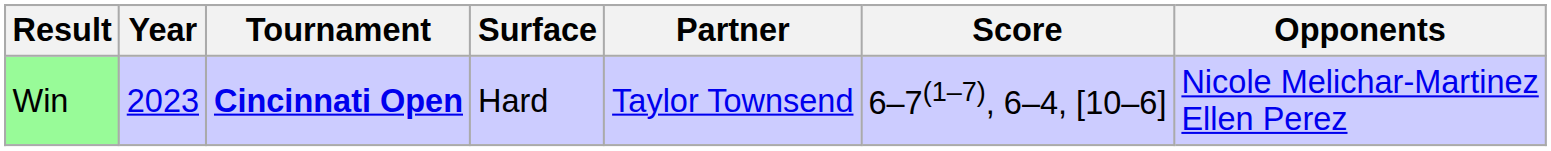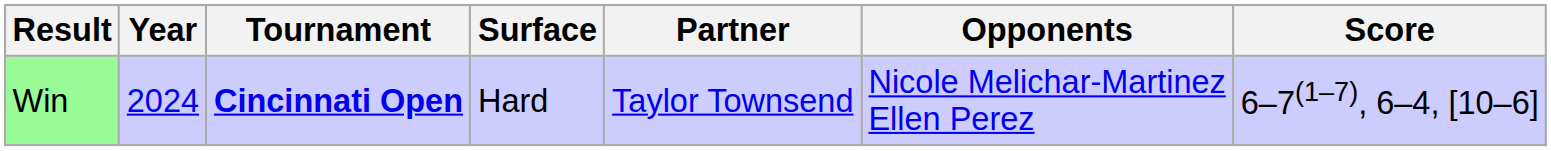columns swapped: (1360, 30) <-> (1017, 30)
(163, 100) 2023 -> (163, 100) 2024
